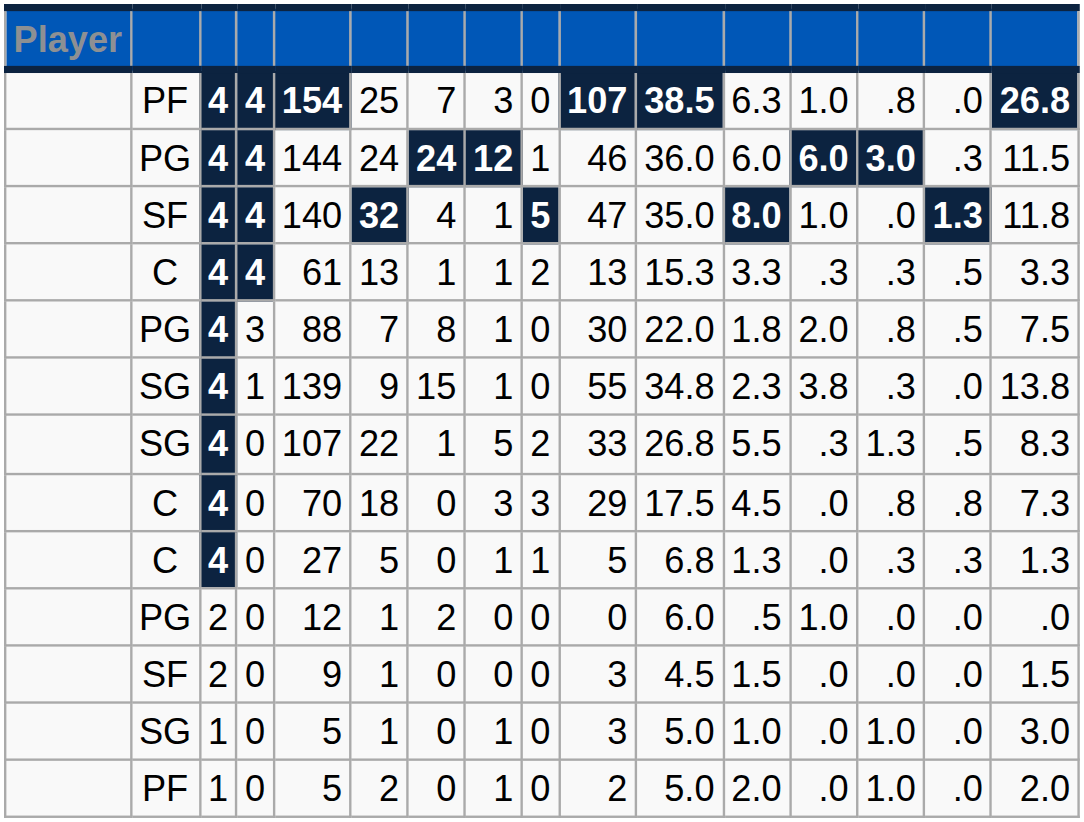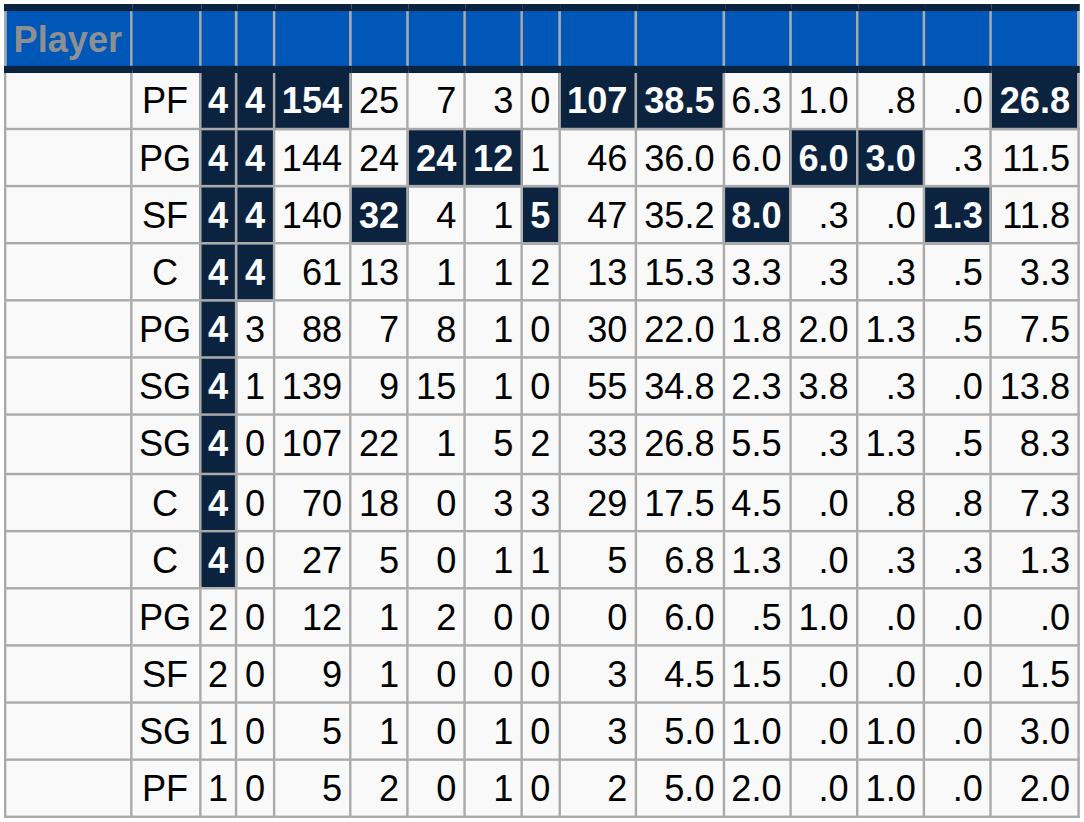(679, 215) 35.0 -> (679, 215) 35.2
(824, 215) 1.0 -> (834, 215) .3
(901, 330) .8 -> (891, 330) 1.3
